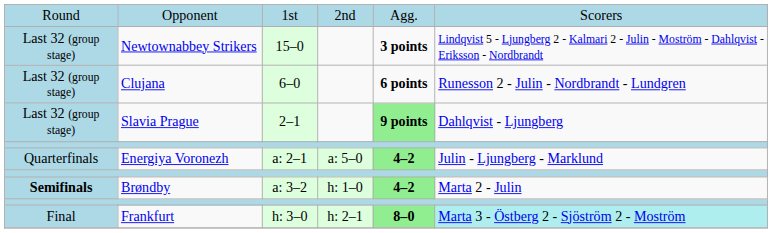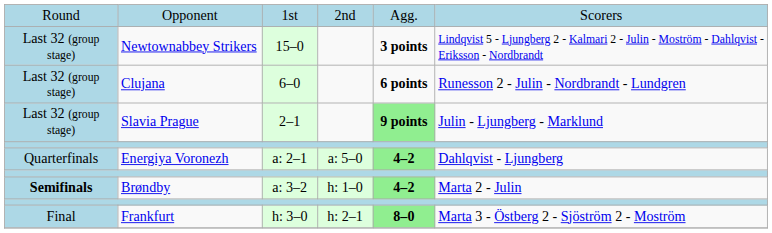(501, 122) Dahlqvist - Ljungberg -> (521, 122) Julin - Ljungberg - Marklund
(521, 158) Julin - Ljungberg - Marklund -> (501, 158) Dahlqvist - Ljungberg
(562, 216) paleturquoise background -> (562, 216) no background
